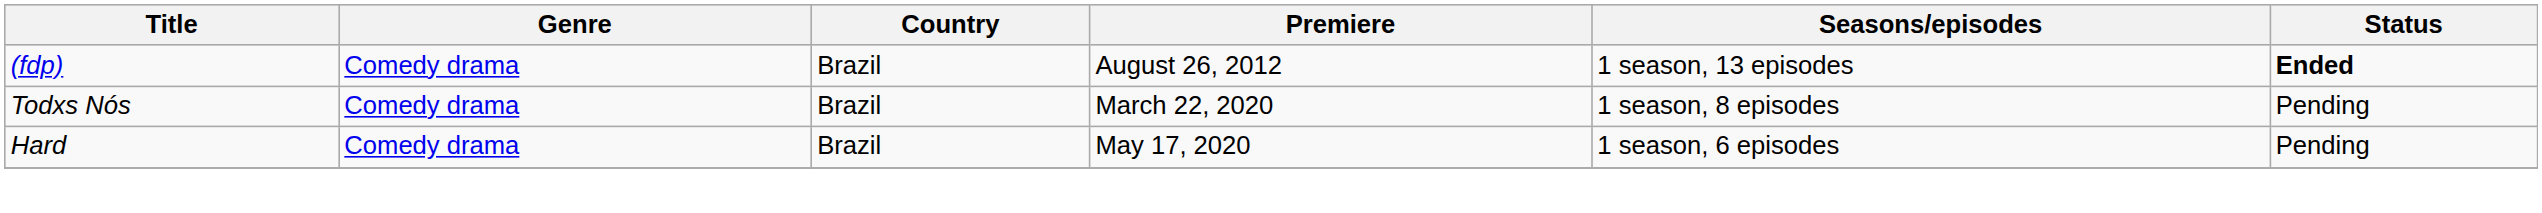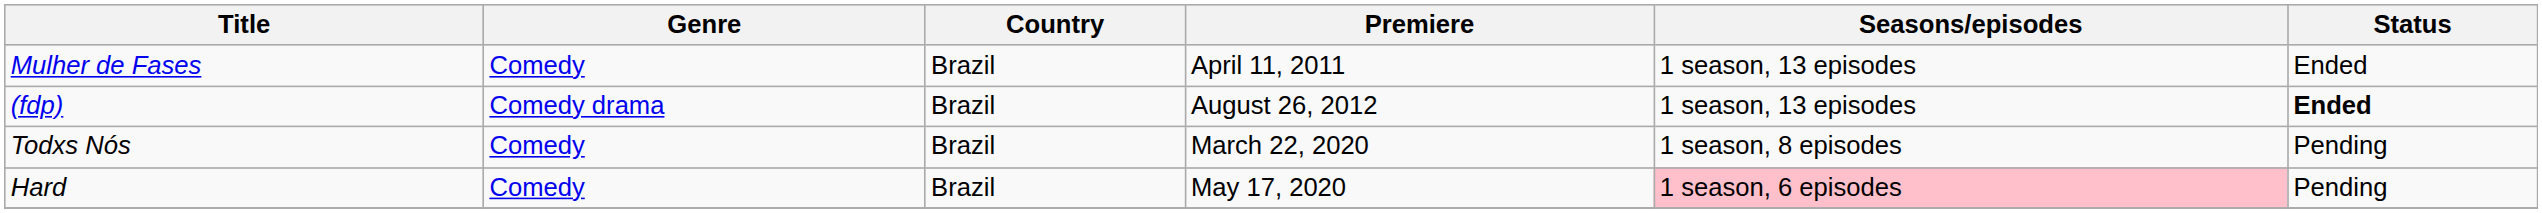+ row: (106, 65)
(432, 106) Comedy drama -> (537, 146) Comedy
(432, 146) Comedy drama -> (537, 187) Comedy
(1718, 146) no background -> (1781, 187) pink background
